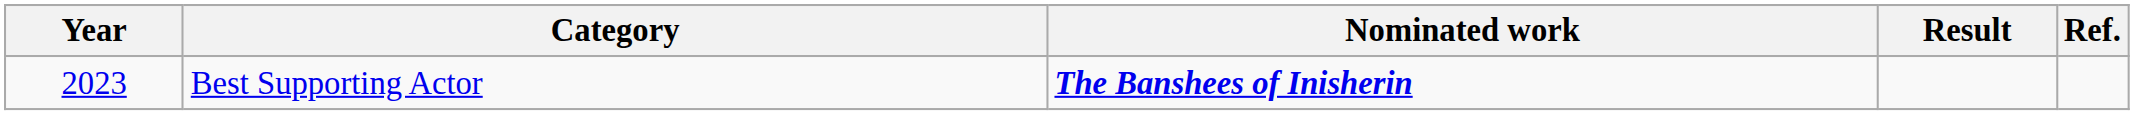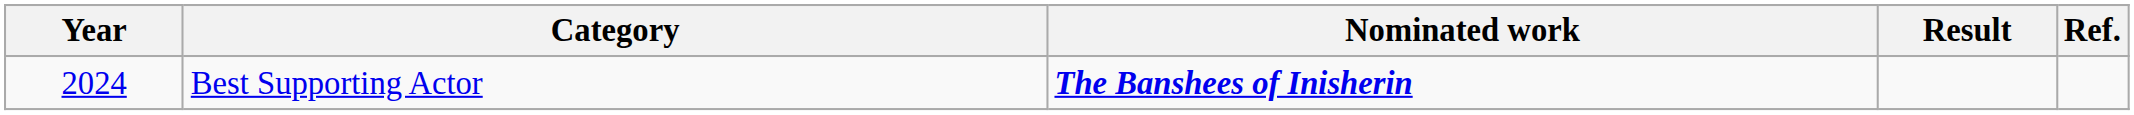(94, 82) 2023 -> (94, 82) 2024
